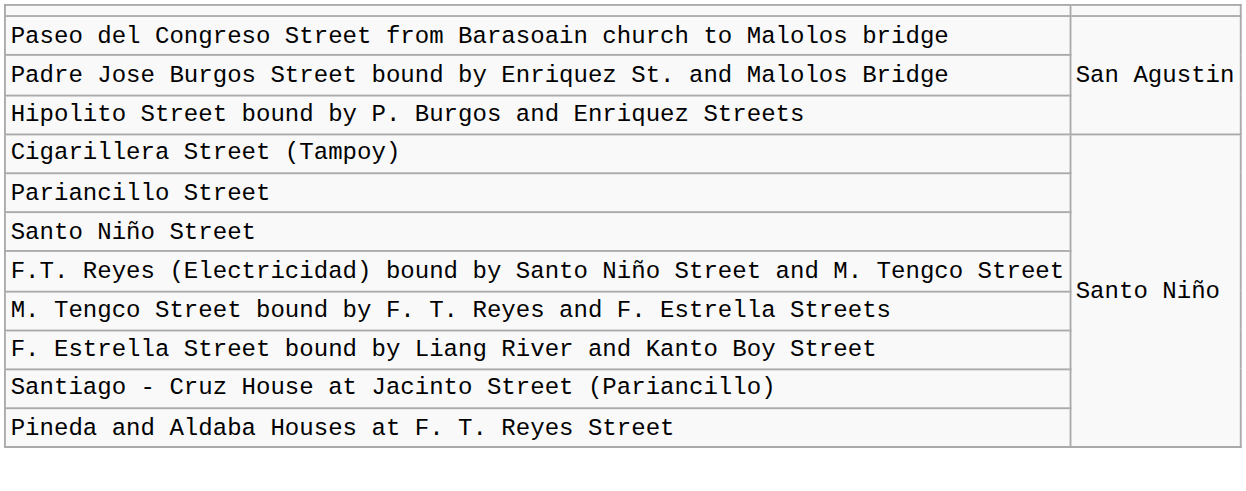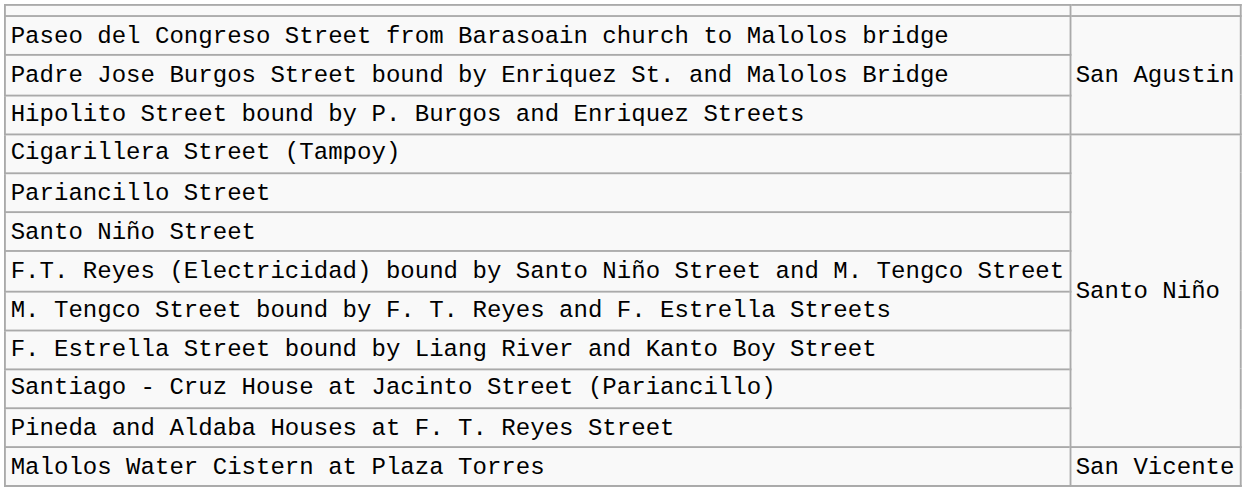+ row: (278, 467)
